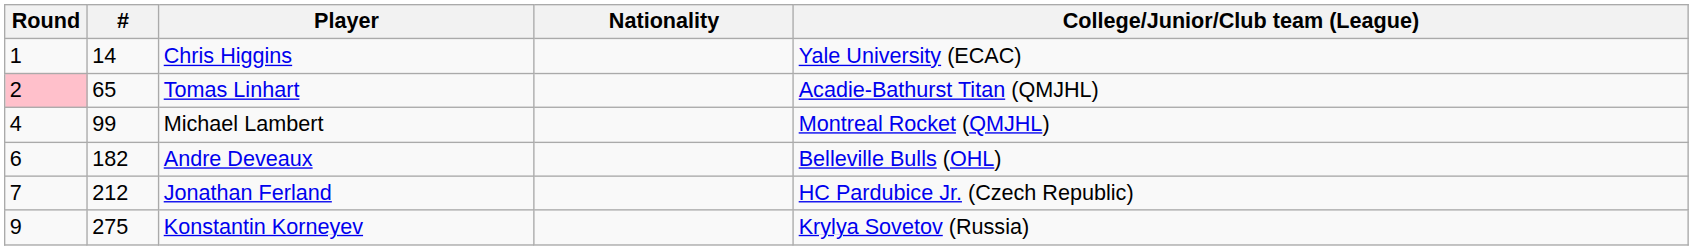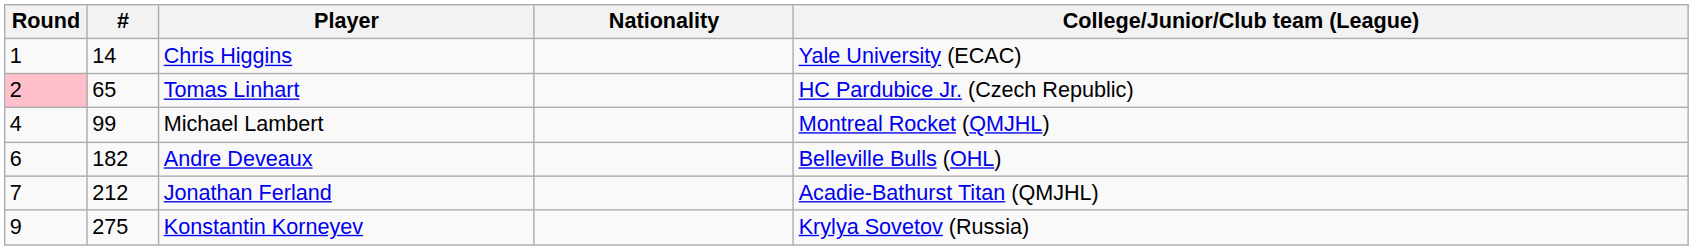(949, 90) Acadie-Bathurst Titan (QMJHL) -> (966, 90) HC Pardubice Jr. (Czech Republic)
(966, 192) HC Pardubice Jr. (Czech Republic) -> (949, 192) Acadie-Bathurst Titan (QMJHL)
